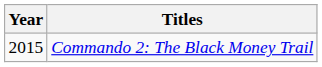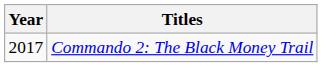(26, 47) 2015 -> (26, 47) 2017
